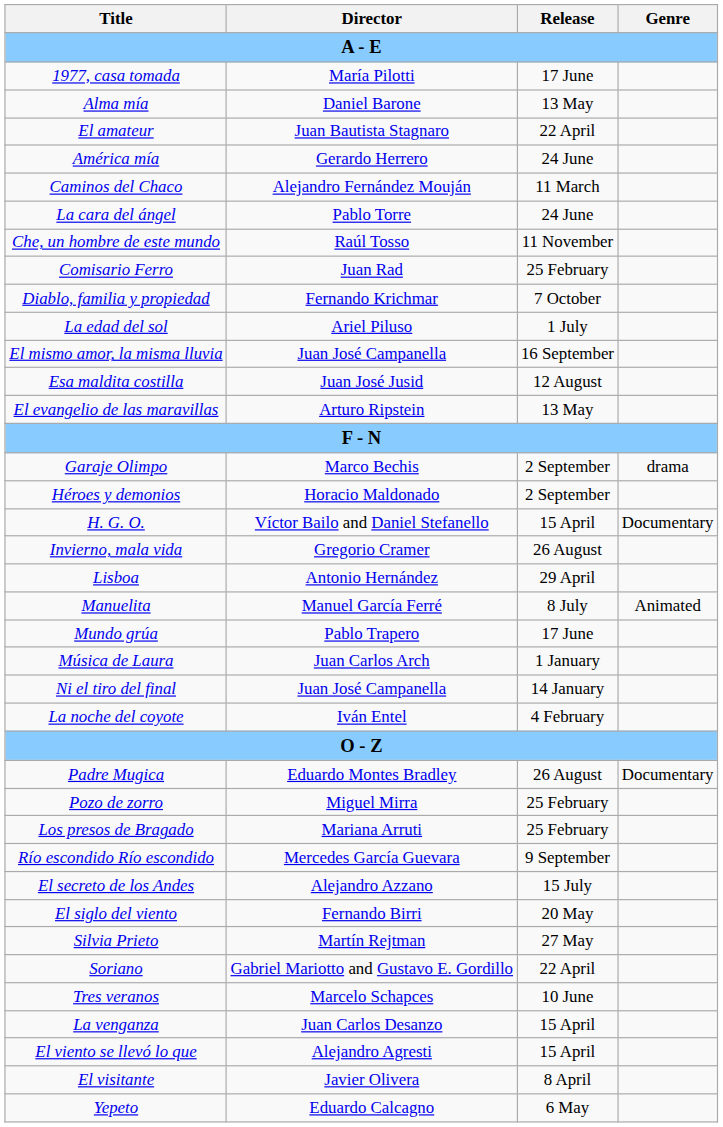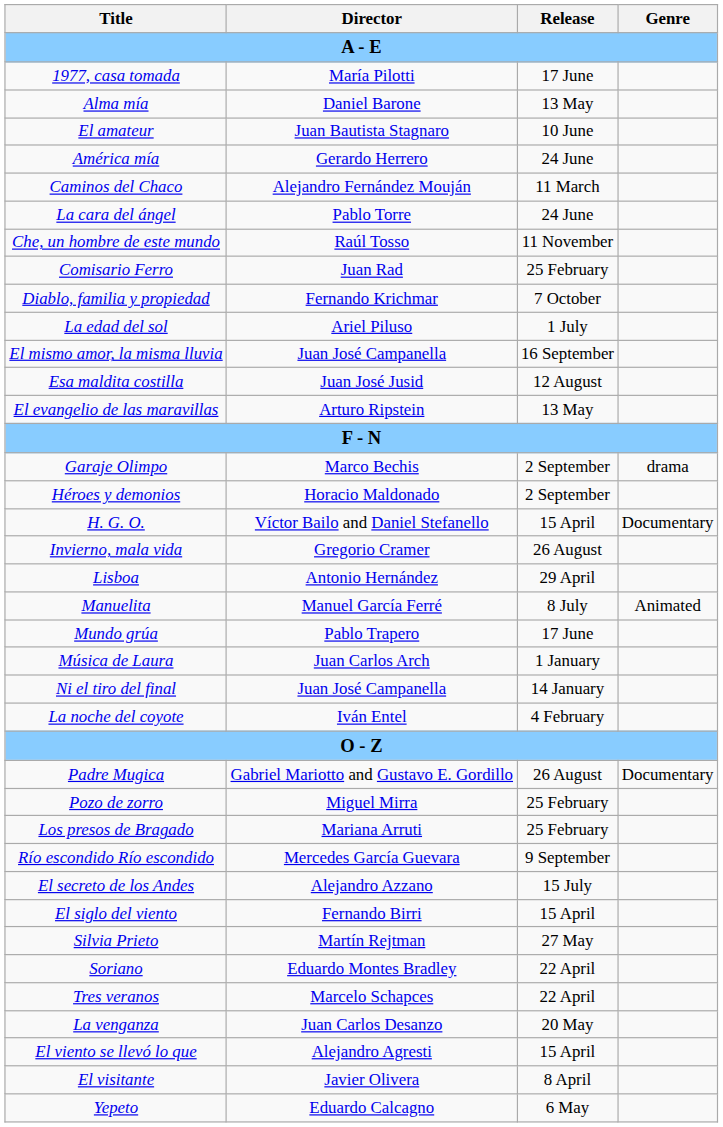(567, 131) 22 April -> (567, 131) 10 June
(372, 774) Eduardo Montes Bradley -> (372, 774) Gabriel Mariotto and Gustavo E. Gordillo
(567, 913) 20 May -> (567, 913) 15 April
(372, 969) Gabriel Mariotto and Gustavo E. Gordillo -> (372, 969) Eduardo Montes Bradley
(567, 996) 10 June -> (567, 996) 22 April
(567, 1024) 15 April -> (567, 1024) 20 May
